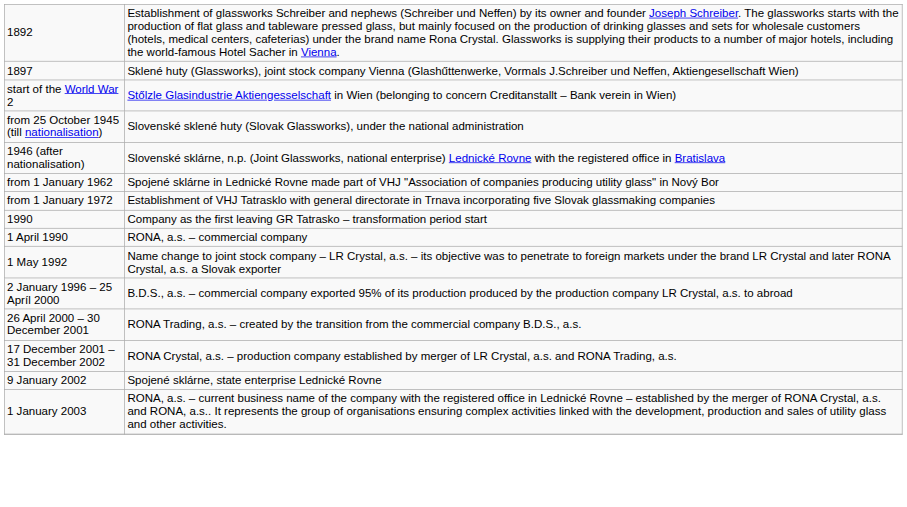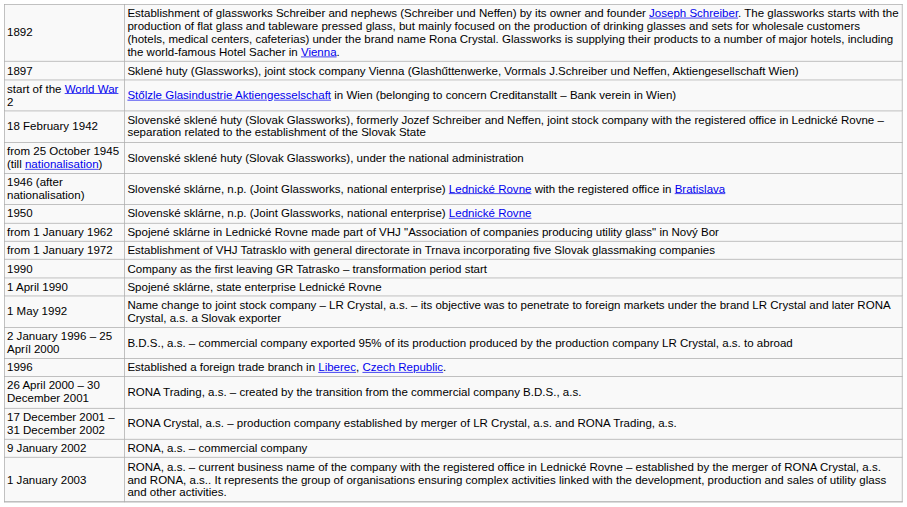+ row: (52, 126)
+ row: (20, 213)
(217, 237) RONA, a.s. – commercial company -> (255, 287) Spojené sklárne, state enterprise Lednické Rovne
+ row: (20, 367)
(255, 380) Spojené sklárne, state enterprise Lednické Rovne -> (217, 448) RONA, a.s. – commercial company
